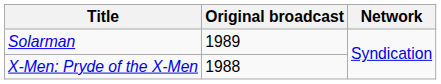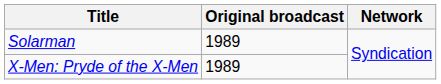(223, 66) 1988 -> (223, 66) 1989
